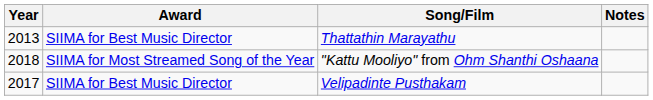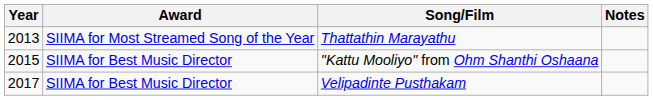(139, 38) SIIMA for Best Music Director -> (180, 38) SIIMA for Most Streamed Song of the Year
(24, 60) 2018 -> (24, 60) 2015
(180, 60) SIIMA for Most Streamed Song of the Year -> (139, 60) SIIMA for Best Music Director
